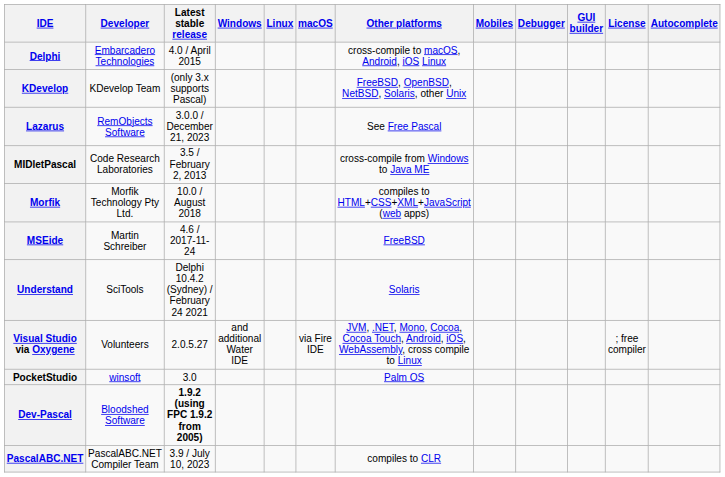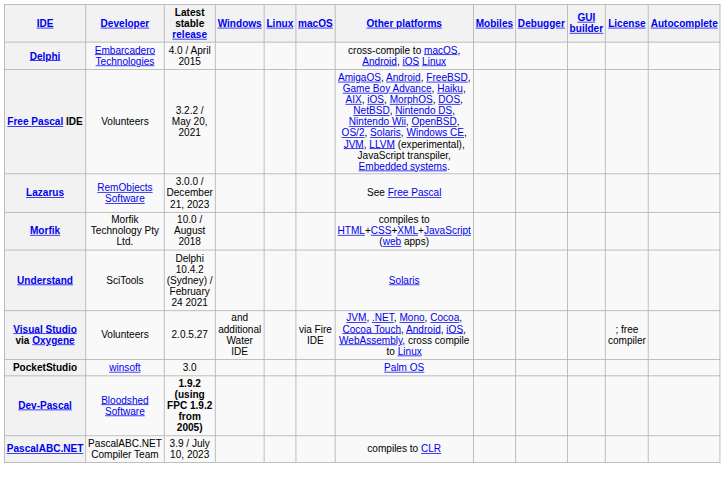+ row: (45, 121)
- row: (45, 88)
- row: (45, 164)
- row: (45, 240)
